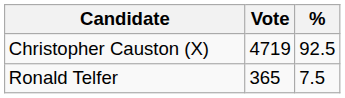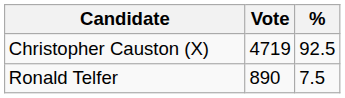(265, 78) 365 -> (265, 78) 890
